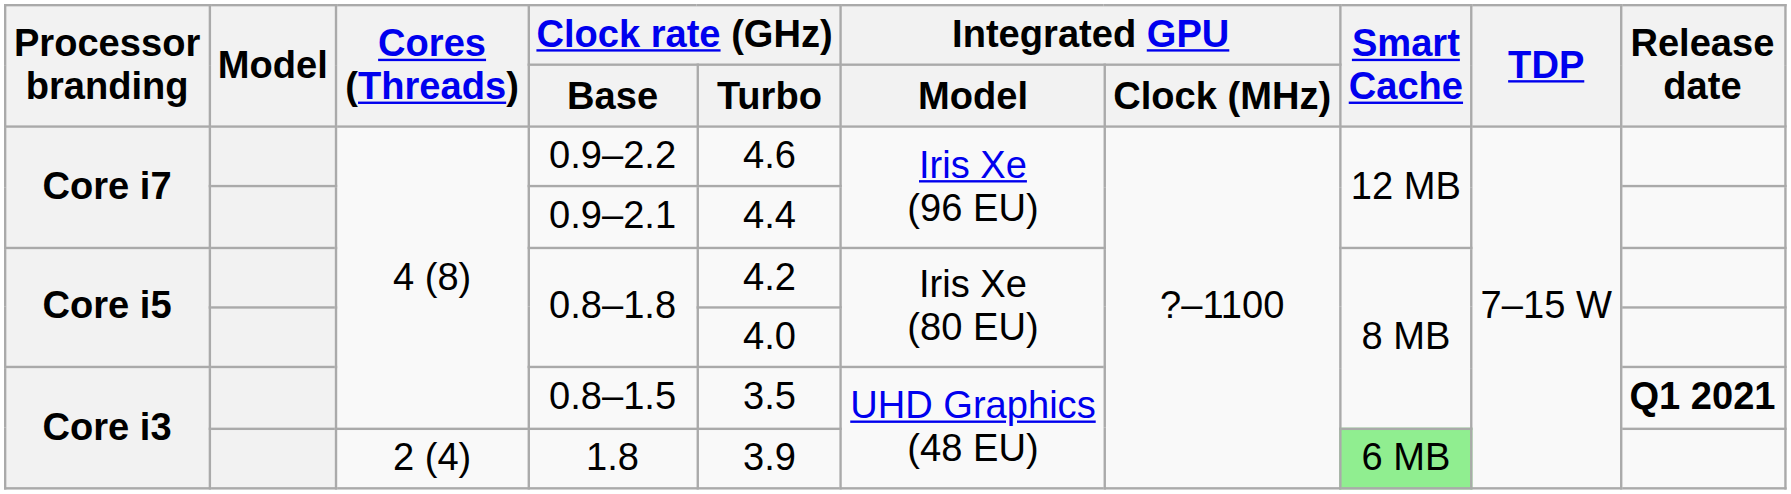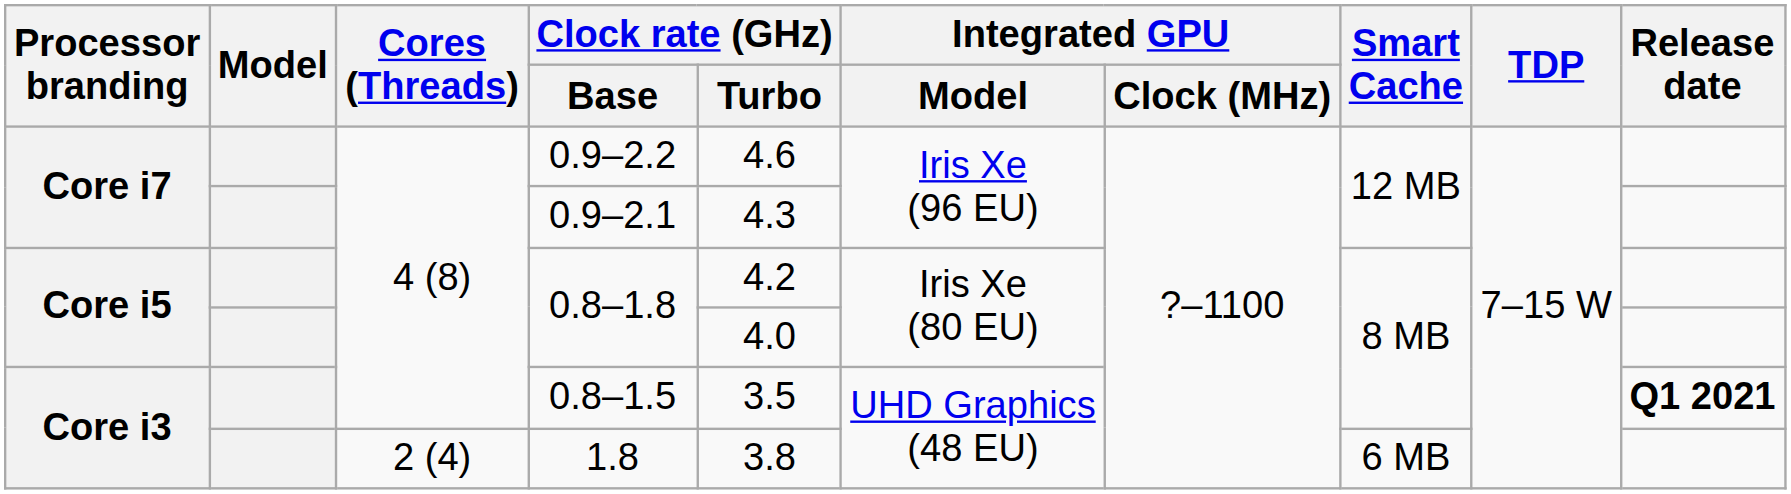(769, 215) 4.4 -> (769, 215) 4.3
(769, 457) 3.9 -> (769, 457) 3.8
(1406, 457) lightgreen background -> (1406, 457) no background
